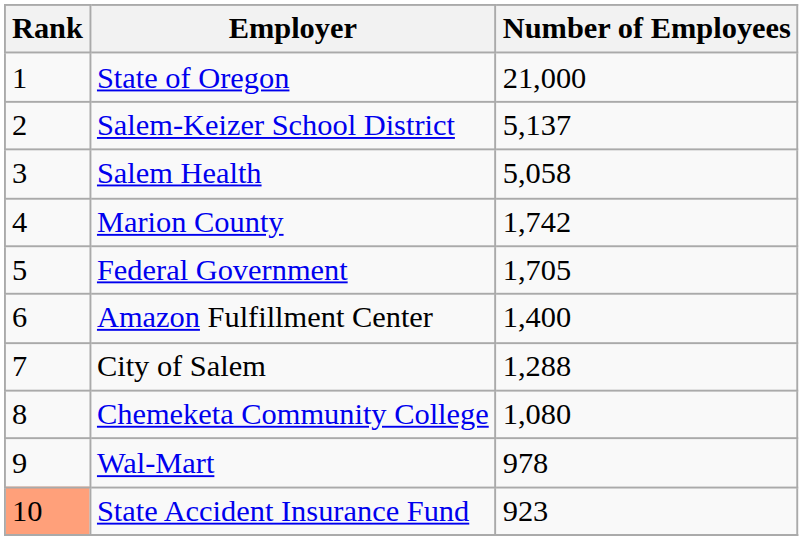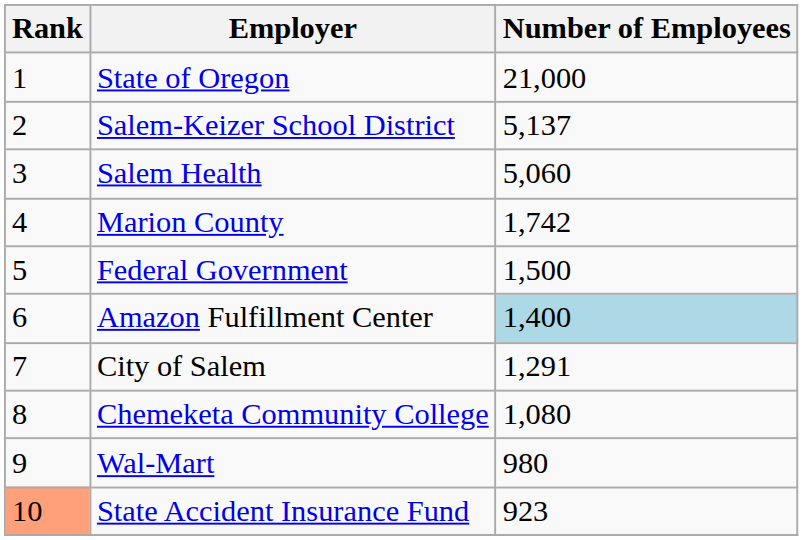(537, 173) 5,058 -> (537, 173) 5,060
(537, 269) 1,705 -> (537, 269) 1,500
(537, 317) no background -> (537, 317) lightblue background
(537, 366) 1,288 -> (537, 366) 1,291
(526, 462) 978 -> (526, 462) 980
